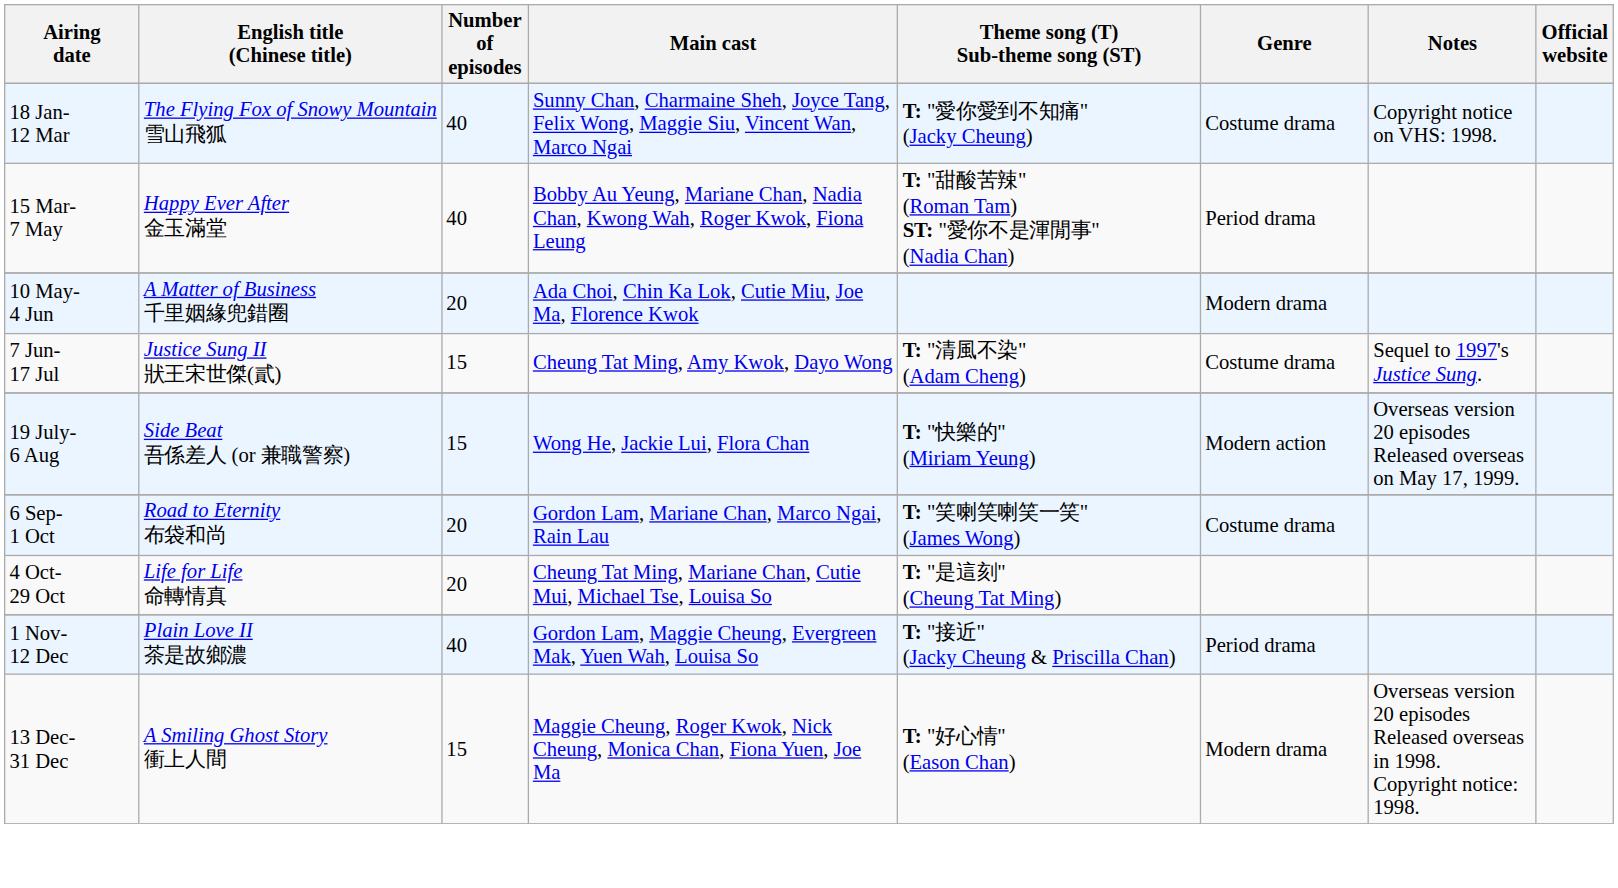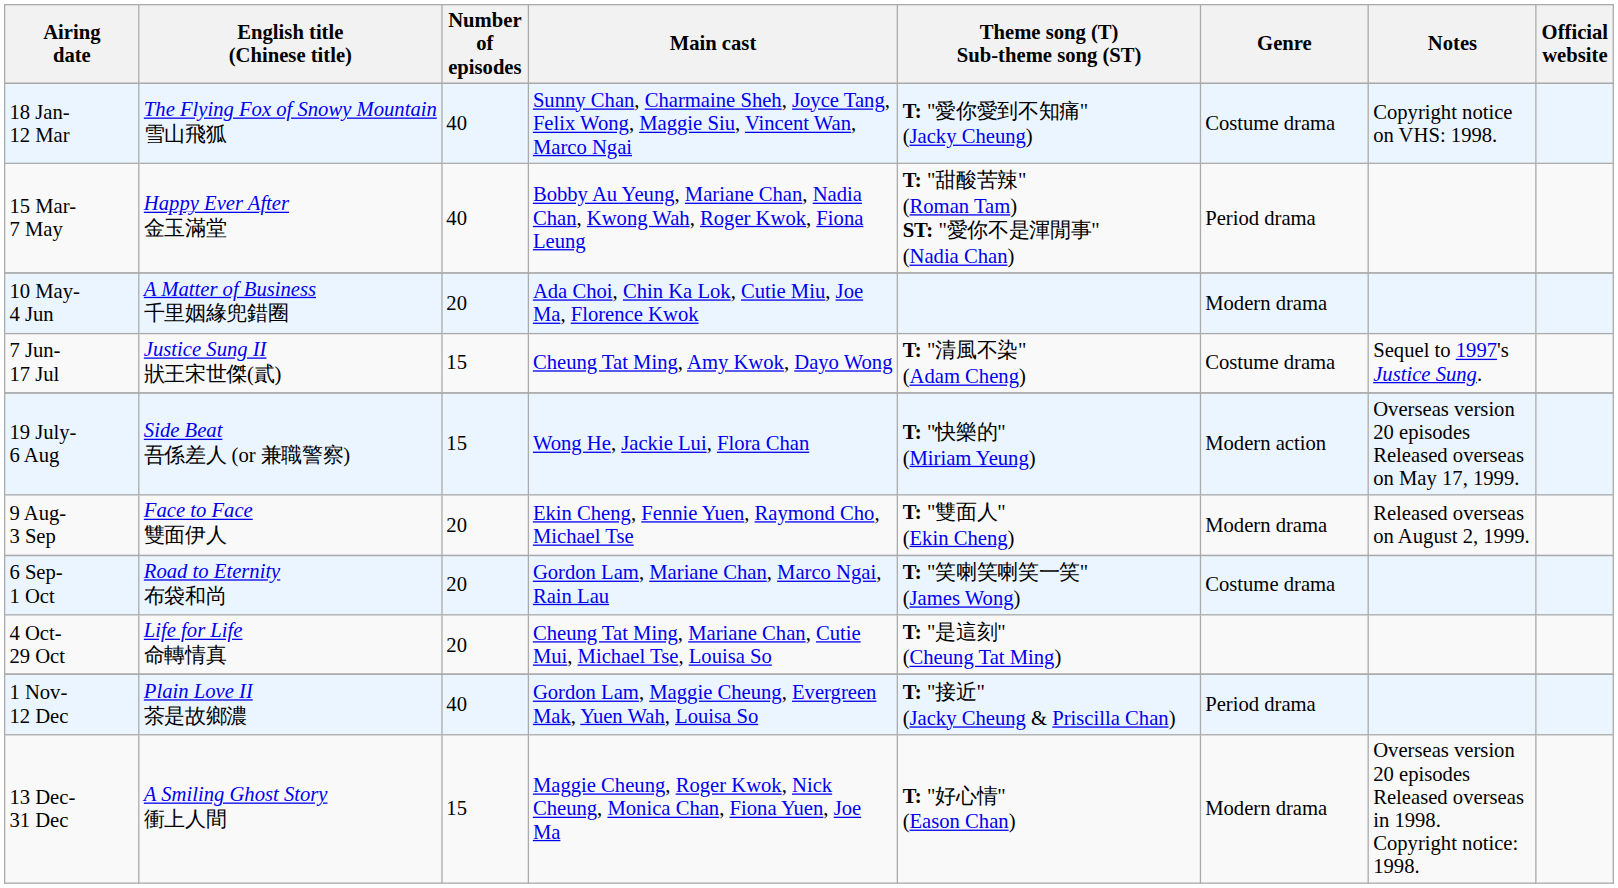+ row: (38, 524)
